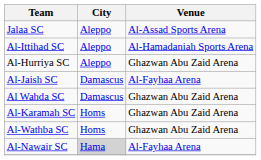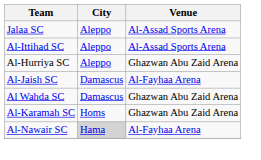(191, 46) Al-Hamadaniah Sports Arena -> (177, 46) Al-Assad Sports Arena
- row: (38, 130)
